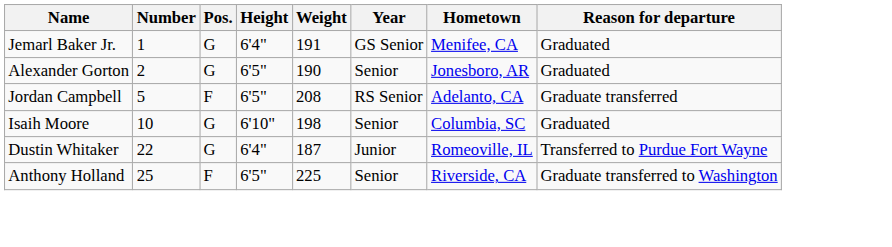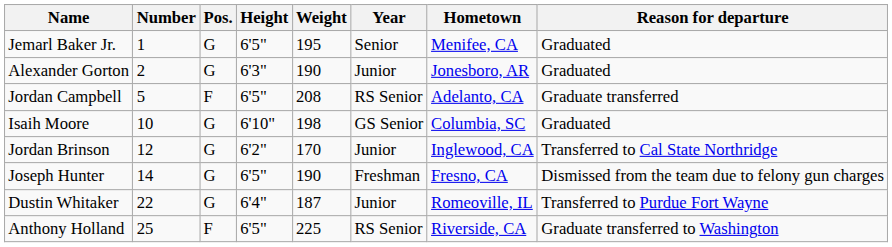(253, 44) 6'4" -> (253, 44) 6'5"
(308, 44) 191 -> (308, 44) 195
(389, 44) GS Senior -> (376, 44) Senior
(253, 70) 6'5" -> (253, 70) 6'3"
(376, 70) Senior -> (375, 70) Junior
(376, 123) Senior -> (389, 123) GS Senior
+ row: (59, 149)
+ row: (56, 176)
(376, 176) Senior -> (388, 228) RS Senior
